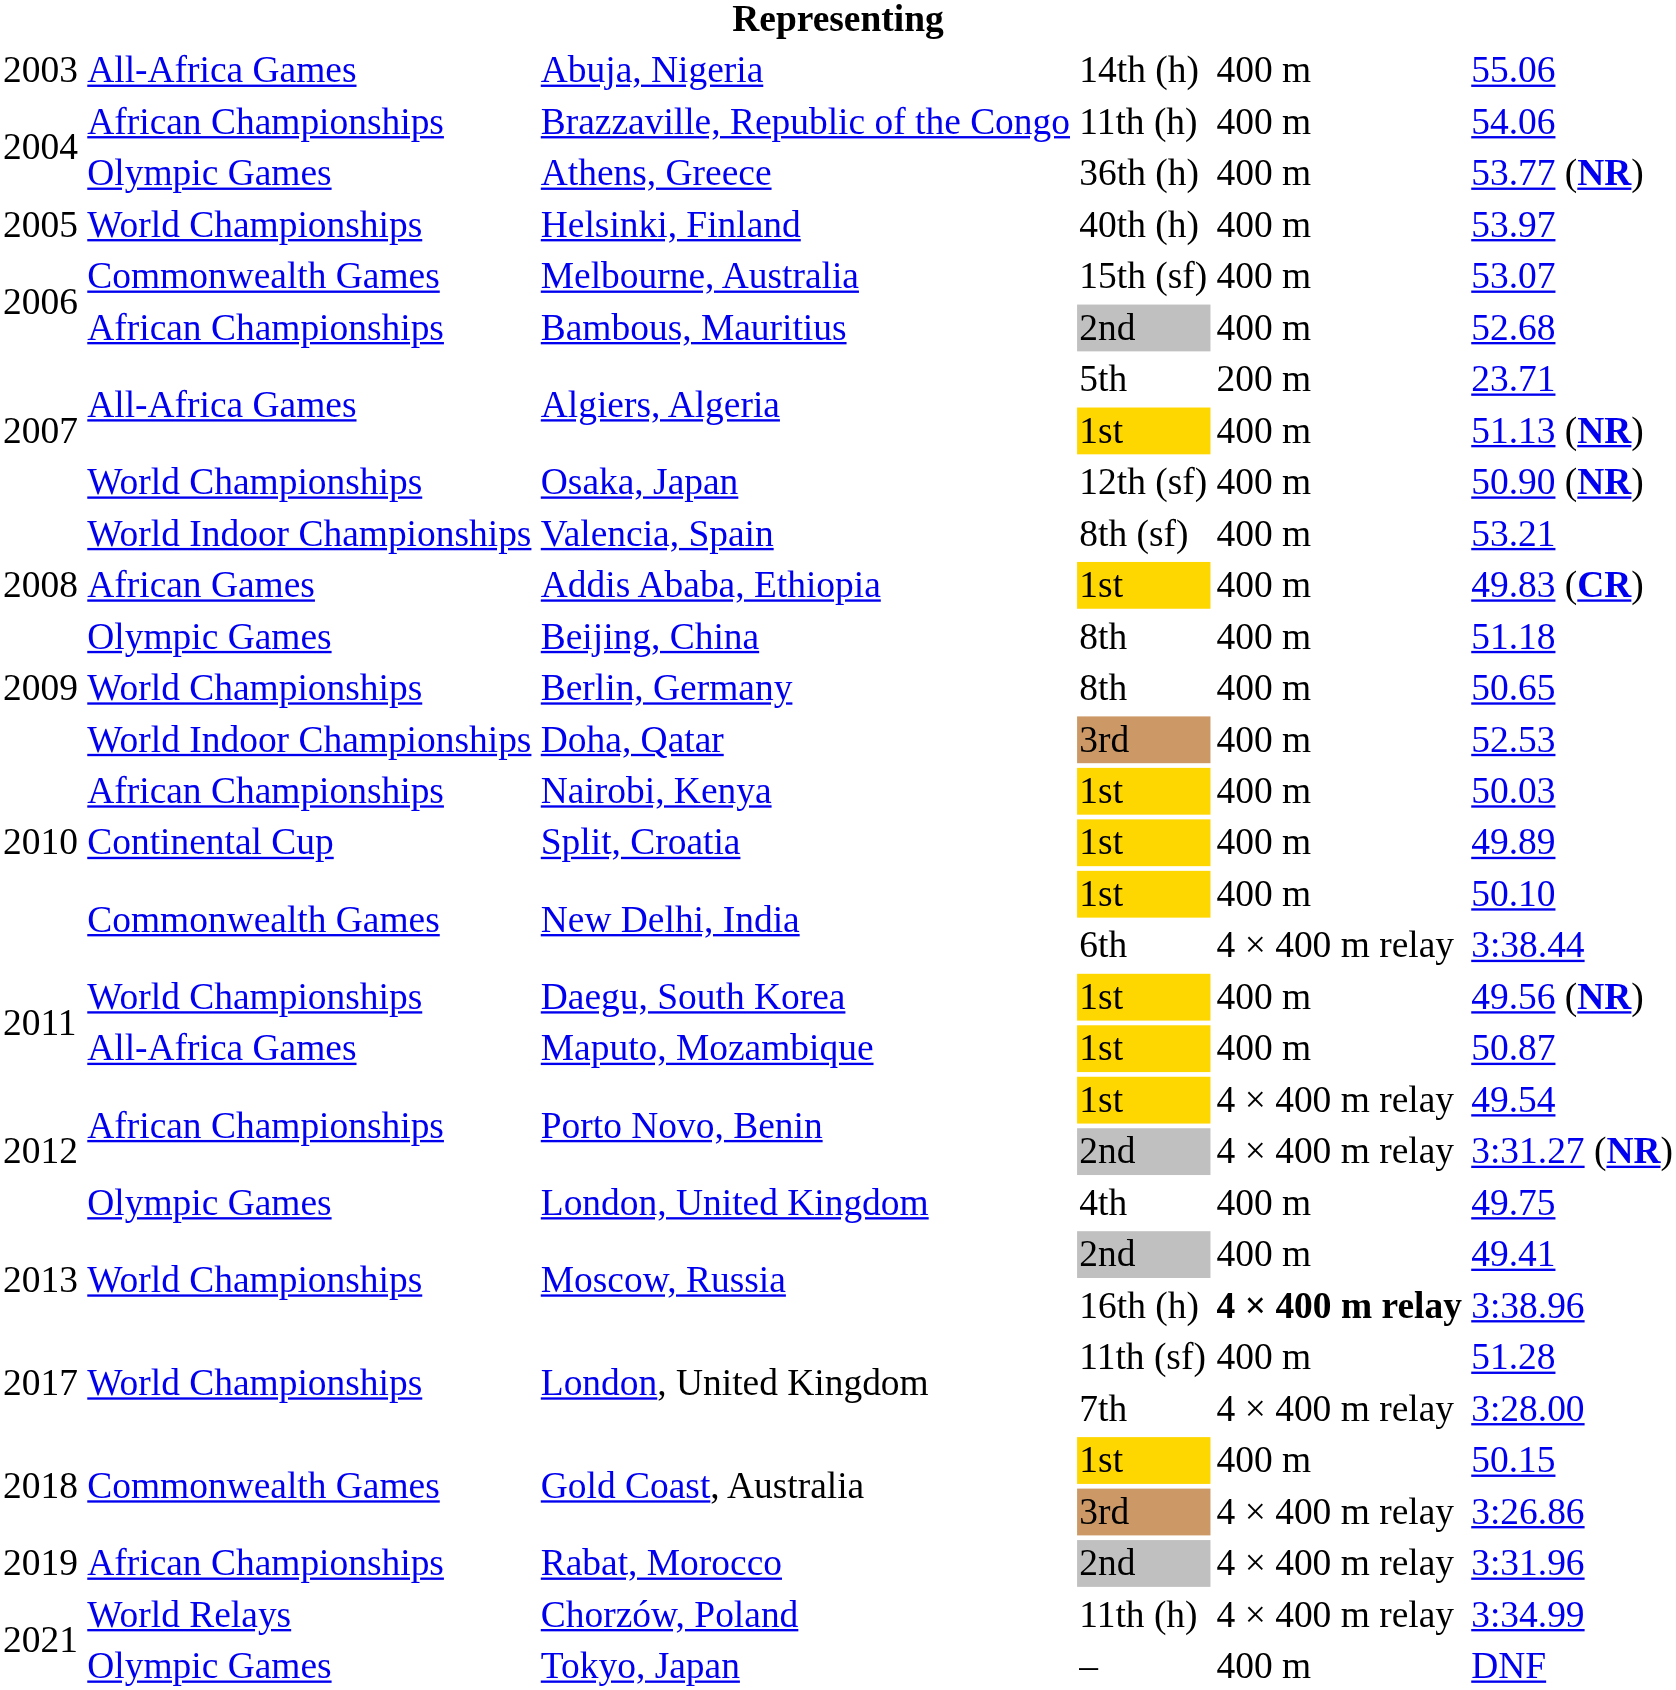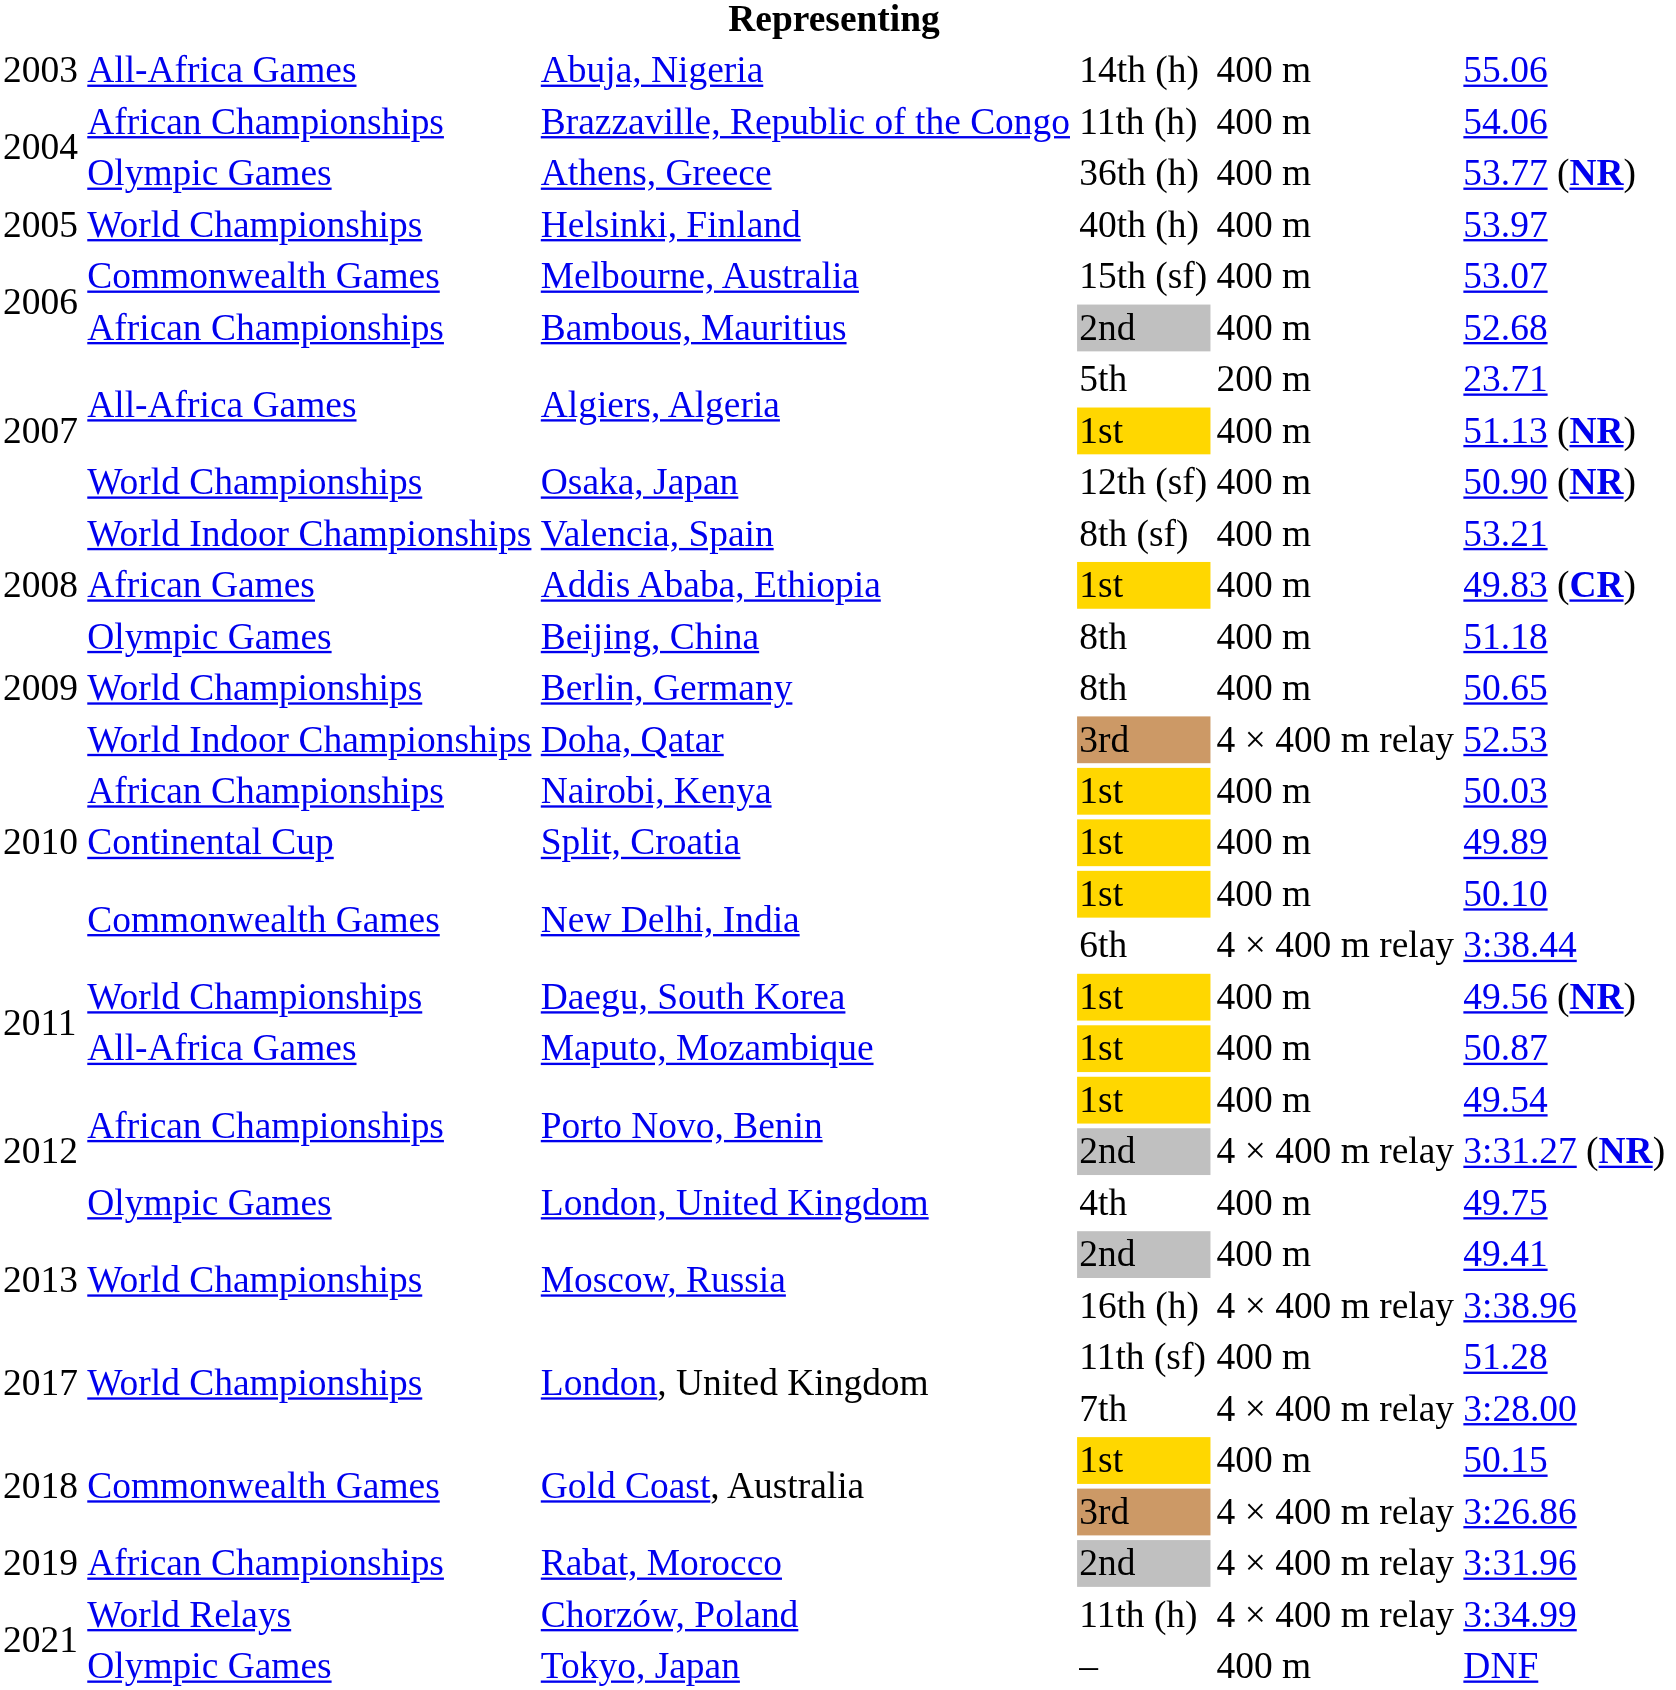(1264, 739) 400 m -> (1335, 739) 4 × 400 m relay
(1335, 1099) 4 × 400 m relay -> (1264, 1099) 400 m
(1339, 1305) bold -> (1335, 1305) normal
